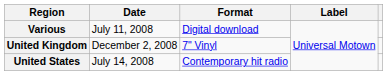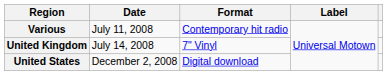(220, 29) Digital download -> (235, 29) Contemporary hit radio
(135, 45) December 2, 2008 -> (123, 45) July 14, 2008
(123, 62) July 14, 2008 -> (135, 62) December 2, 2008
(235, 62) Contemporary hit radio -> (220, 62) Digital download
